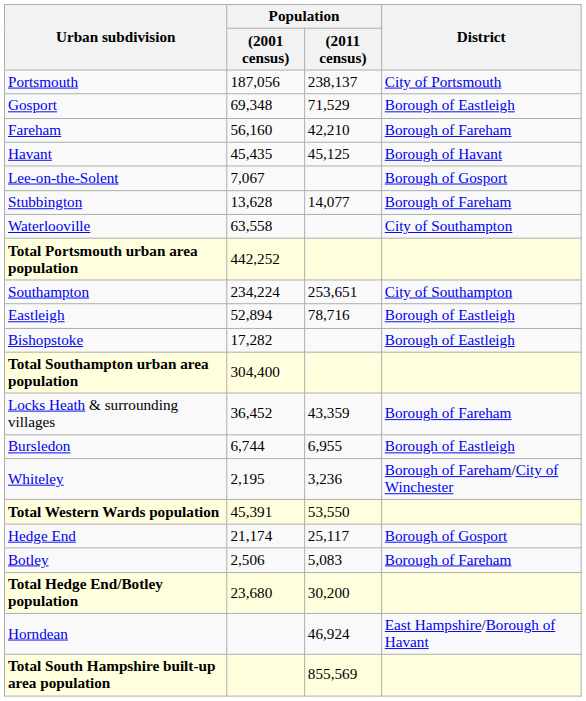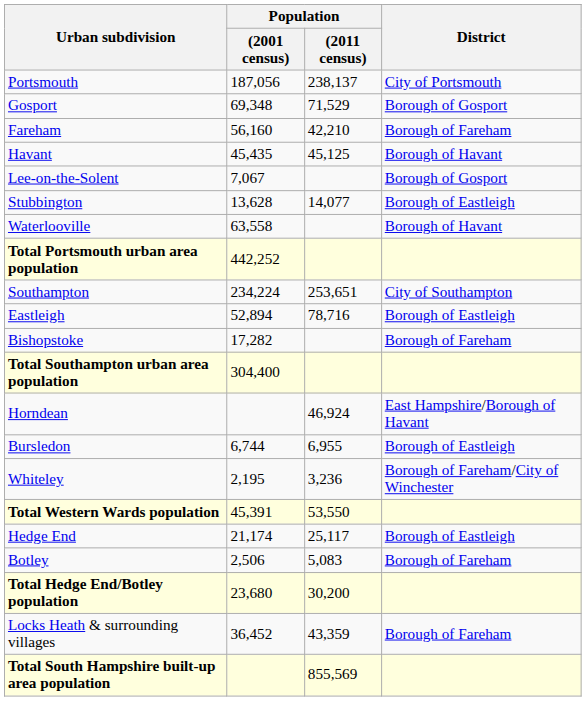(450, 105) Borough of Eastleigh -> (446, 105) Borough of Gosport
(448, 202) Borough of Fareham -> (450, 202) Borough of Eastleigh
(449, 226) City of Southampton -> (443, 226) Borough of Havant
(450, 340) Borough of Eastleigh -> (448, 340) Borough of Fareham
rows swapped: (93, 413) <-> (38, 633)
(446, 535) Borough of Gosport -> (450, 535) Borough of Eastleigh
